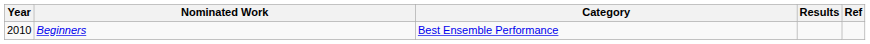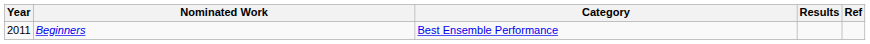(19, 30) 2010 -> (19, 30) 2011
